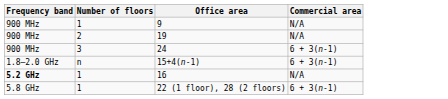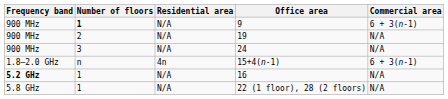+ column: (195, 11)
(79, 24) normal -> (79, 24) bold
(297, 24) N/A -> (394, 24) 6 + 3(n-1)
(314, 50) 6 + 3(n-1) -> (377, 50) N/A
(314, 88) 6 + 3(n-1) -> (377, 88) N/A
